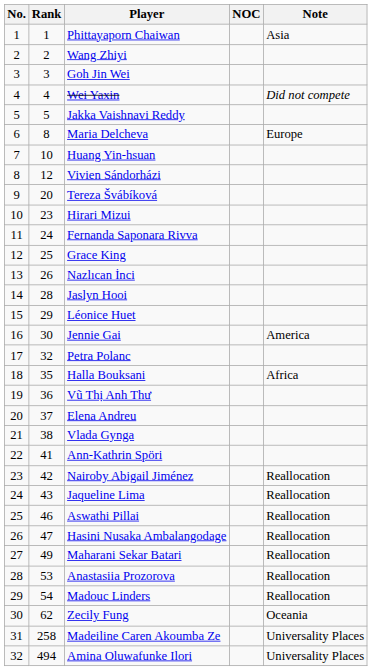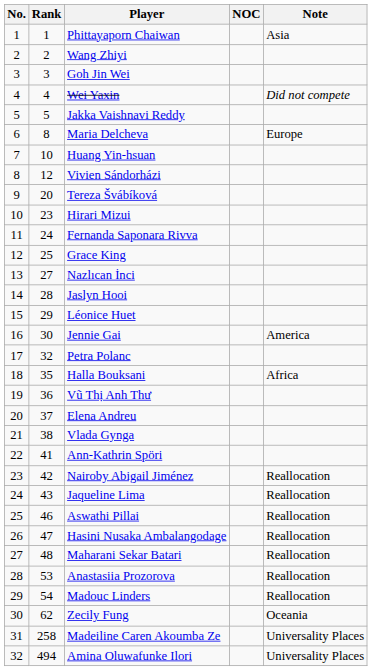(46, 275) 26 -> (46, 275) 27
(46, 555) 49 -> (46, 555) 48
